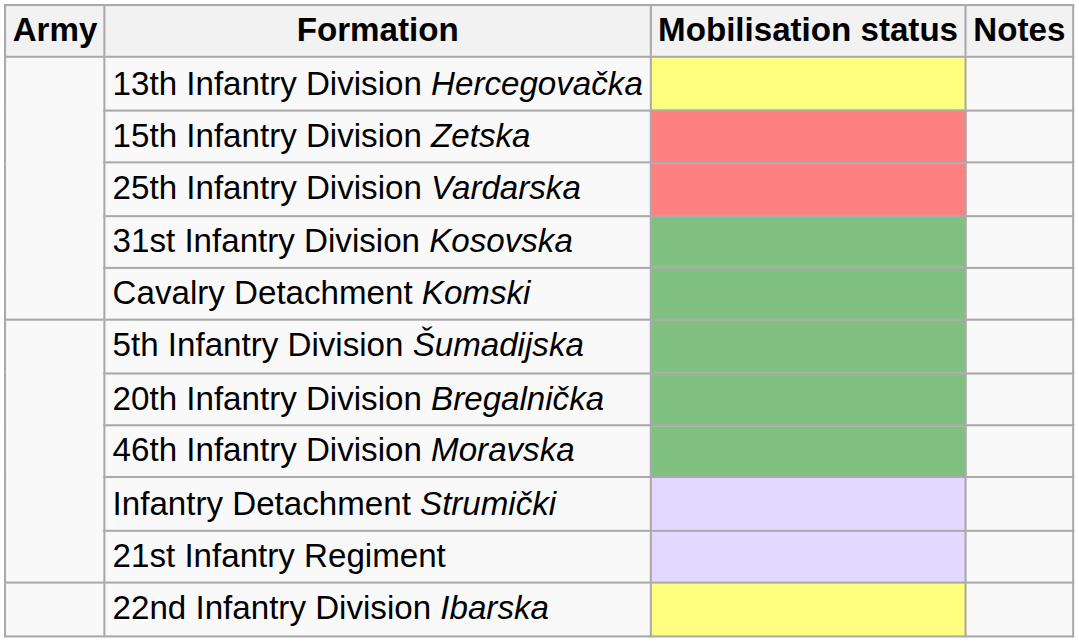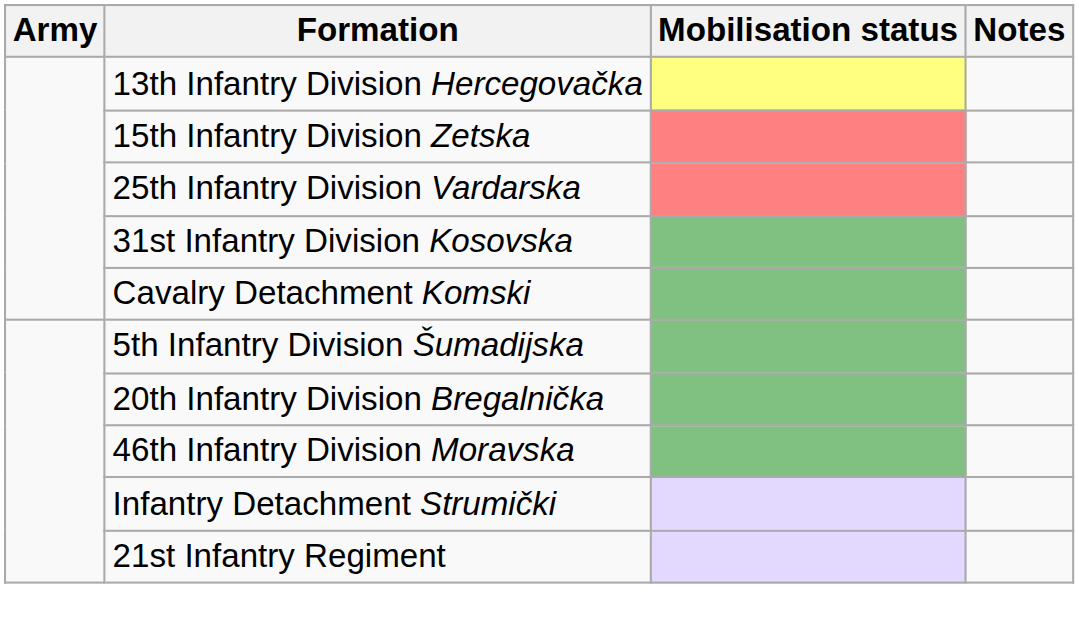- row: (331, 608)
